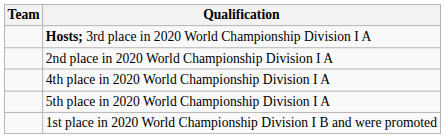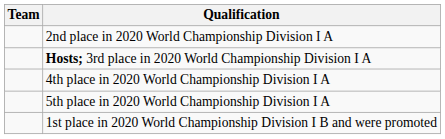rows swapped: (189, 58) <-> (209, 36)
